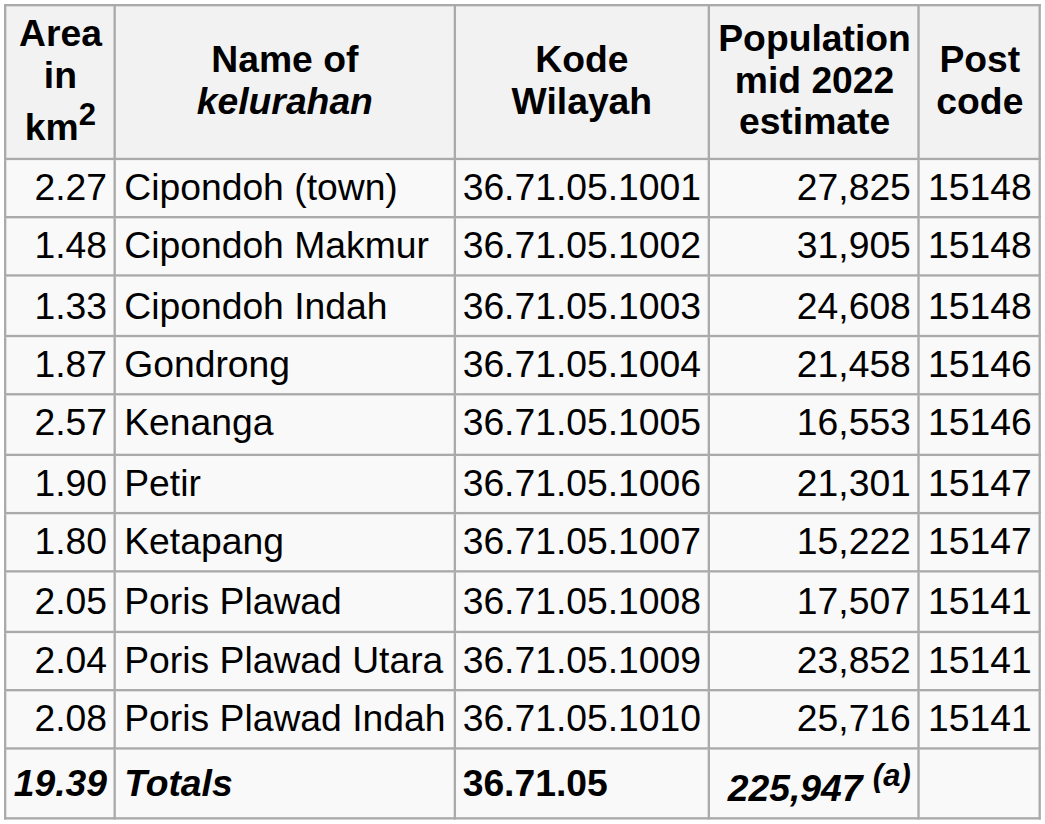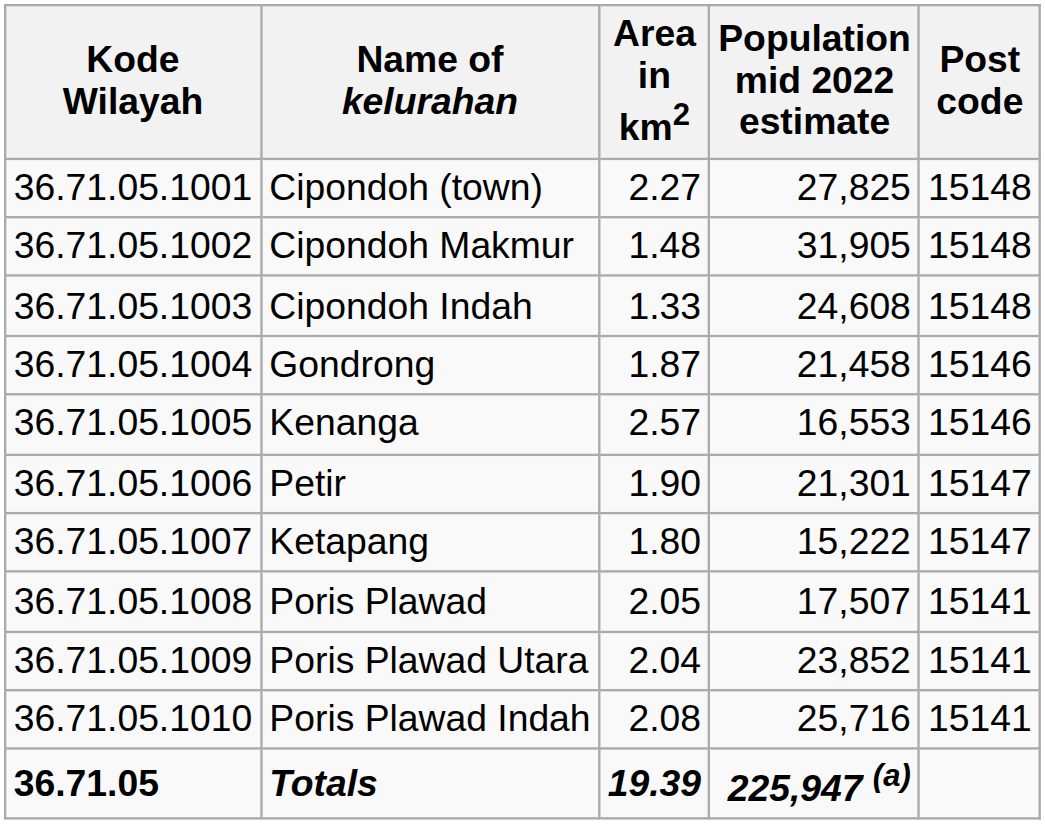columns swapped: (582, 81) <-> (60, 81)
